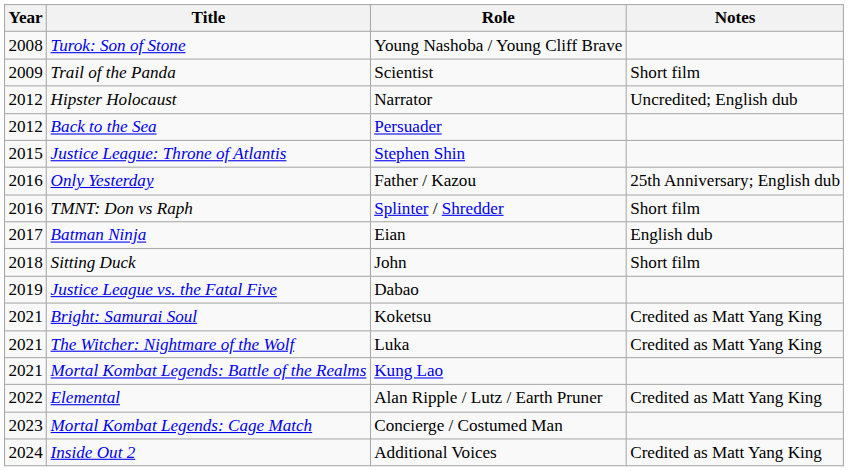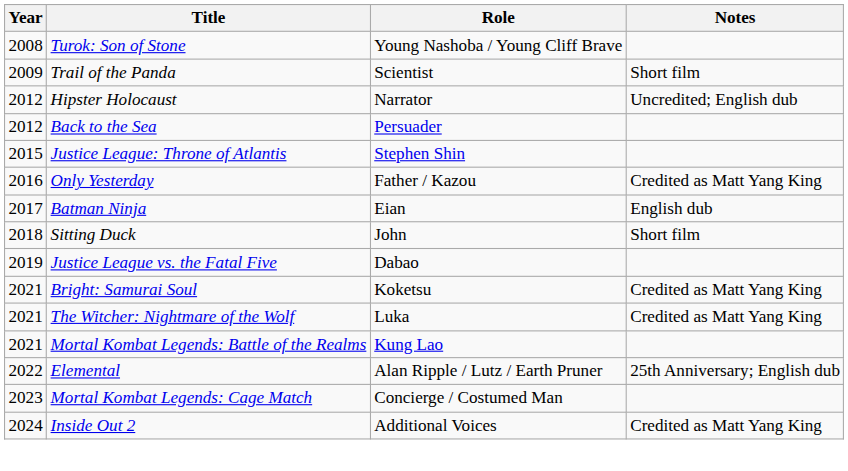(735, 180) 25th Anniversary; English dub -> (726, 180) Credited as Matt Yang King
- row: (122, 208)
(726, 398) Credited as Matt Yang King -> (735, 371) 25th Anniversary; English dub
